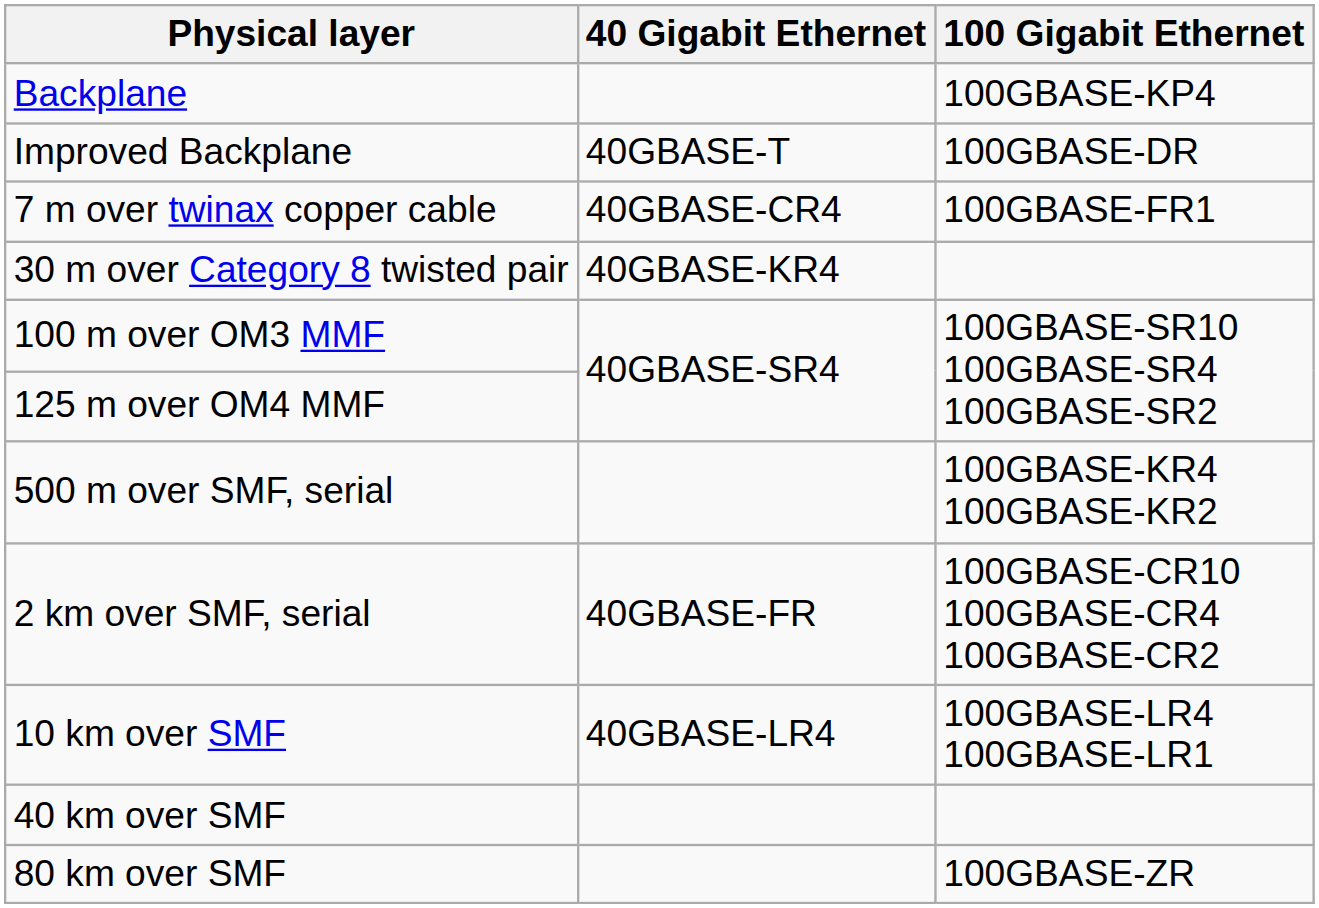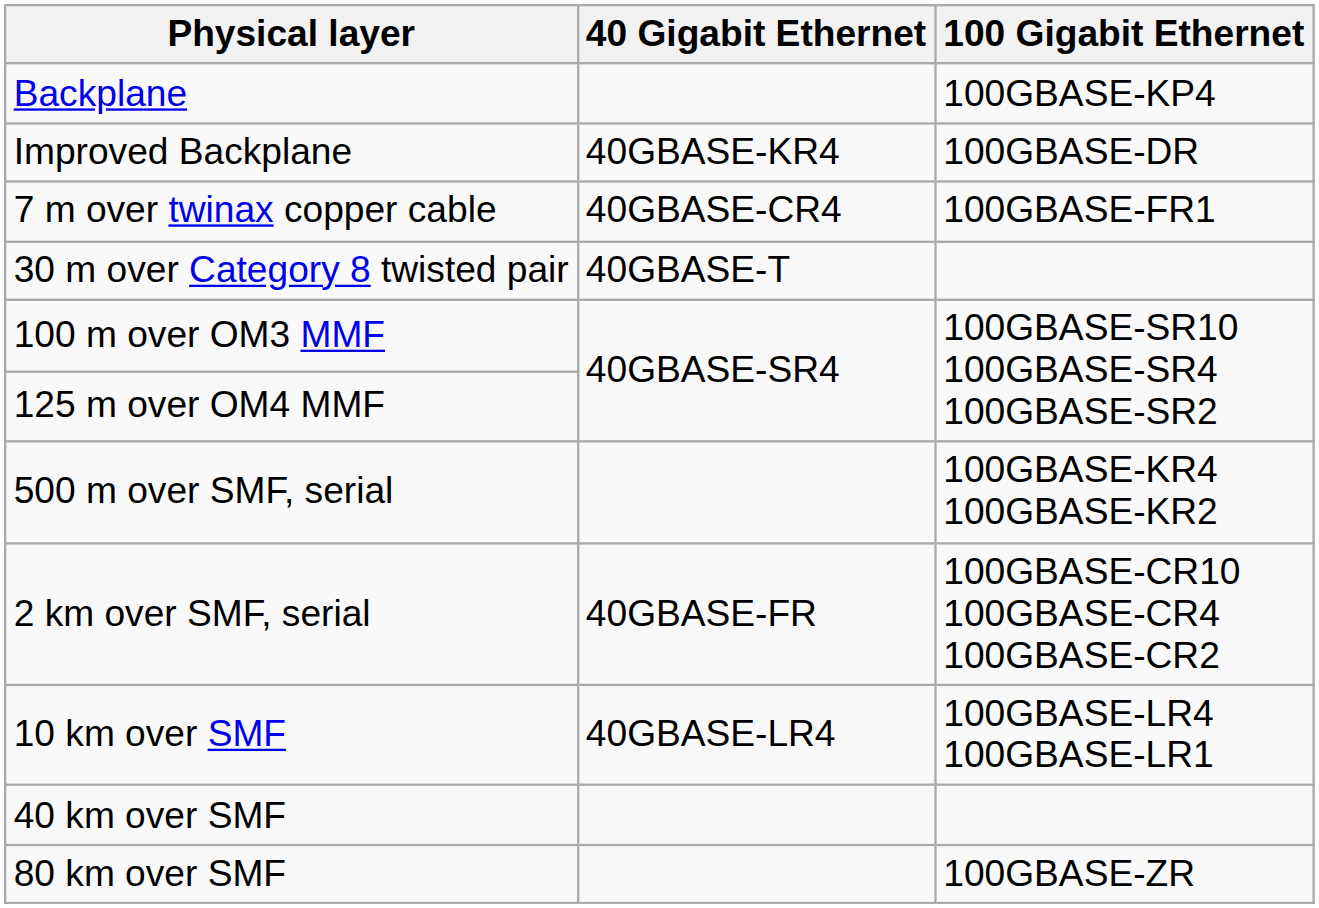(688, 151) 40GBASE-T -> (713, 151) 40GBASE-KR4
(713, 269) 40GBASE-KR4 -> (688, 269) 40GBASE-T
